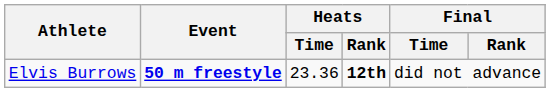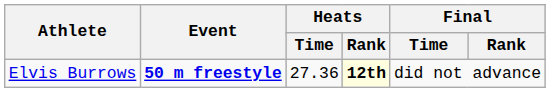(314, 73) 23.36 -> (314, 73) 27.36
(366, 73) no background -> (366, 73) lightyellow background
